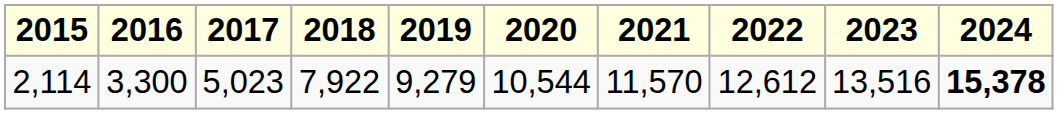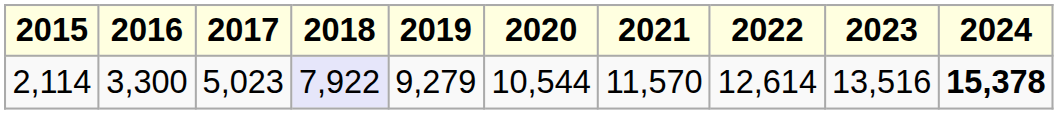(340, 81) no background -> (340, 81) lavender background
(767, 81) 12,612 -> (767, 81) 12,614
